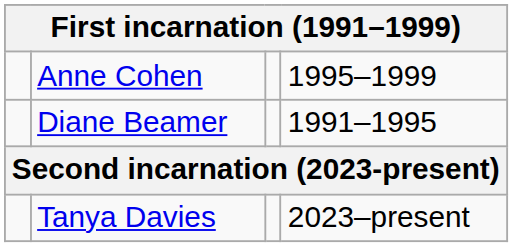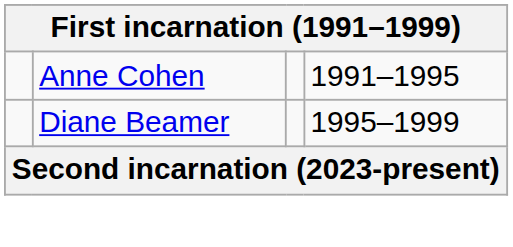(362, 75) 1995–1999 -> (385, 75) 1991–1995
(362, 122) 1991–1995 -> (385, 122) 1995–1999
- row: (126, 216)
